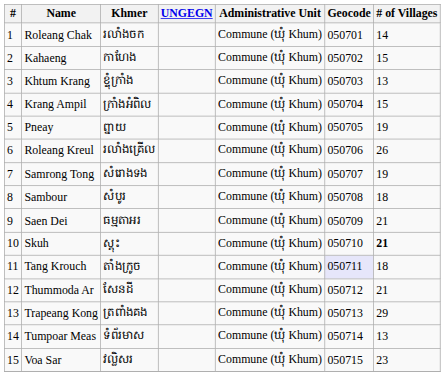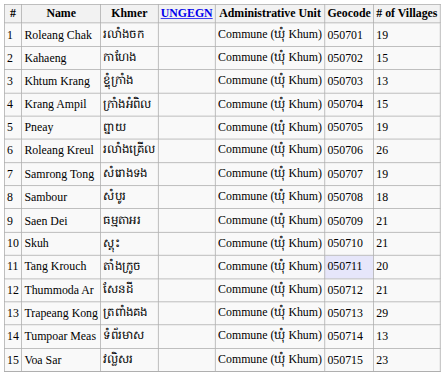(382, 34) 14 -> (382, 34) 19
(382, 243) bold -> (382, 243) normal
(382, 267) 18 -> (382, 267) 20
